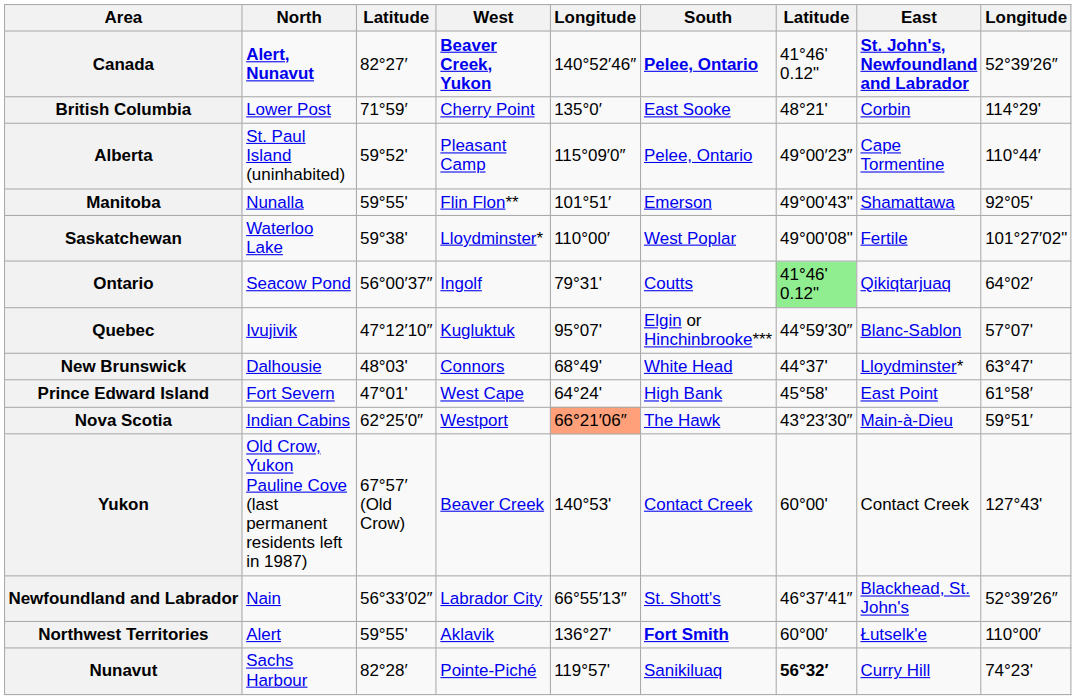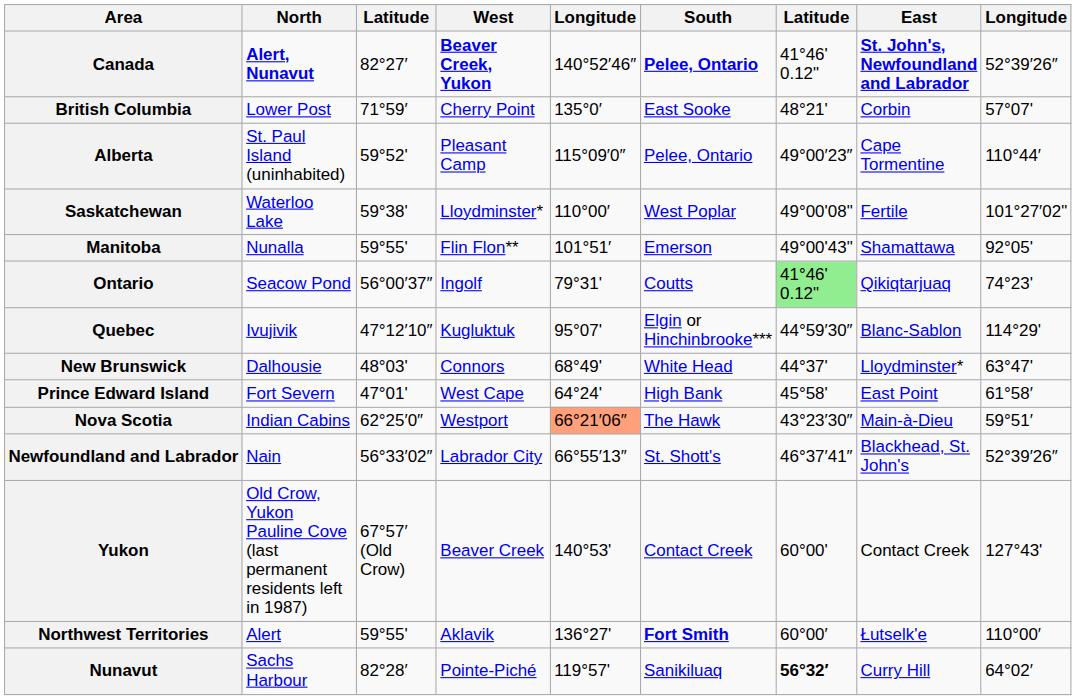(1013, 109) 114°29' -> (1009, 109) 57°07'
rows swapped: (123, 238) <-> (123, 201)
(1009, 284) 64°02′ -> (1009, 284) 74°23'
(1009, 330) 57°07' -> (1013, 330) 114°29'
rows swapped: (123, 598) <-> (123, 504)
(1009, 671) 74°23' -> (1009, 671) 64°02′
